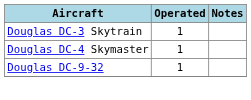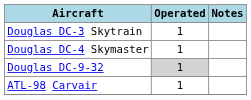(180, 68) no background -> (180, 68) lightgrey background
+ row: (52, 86)
